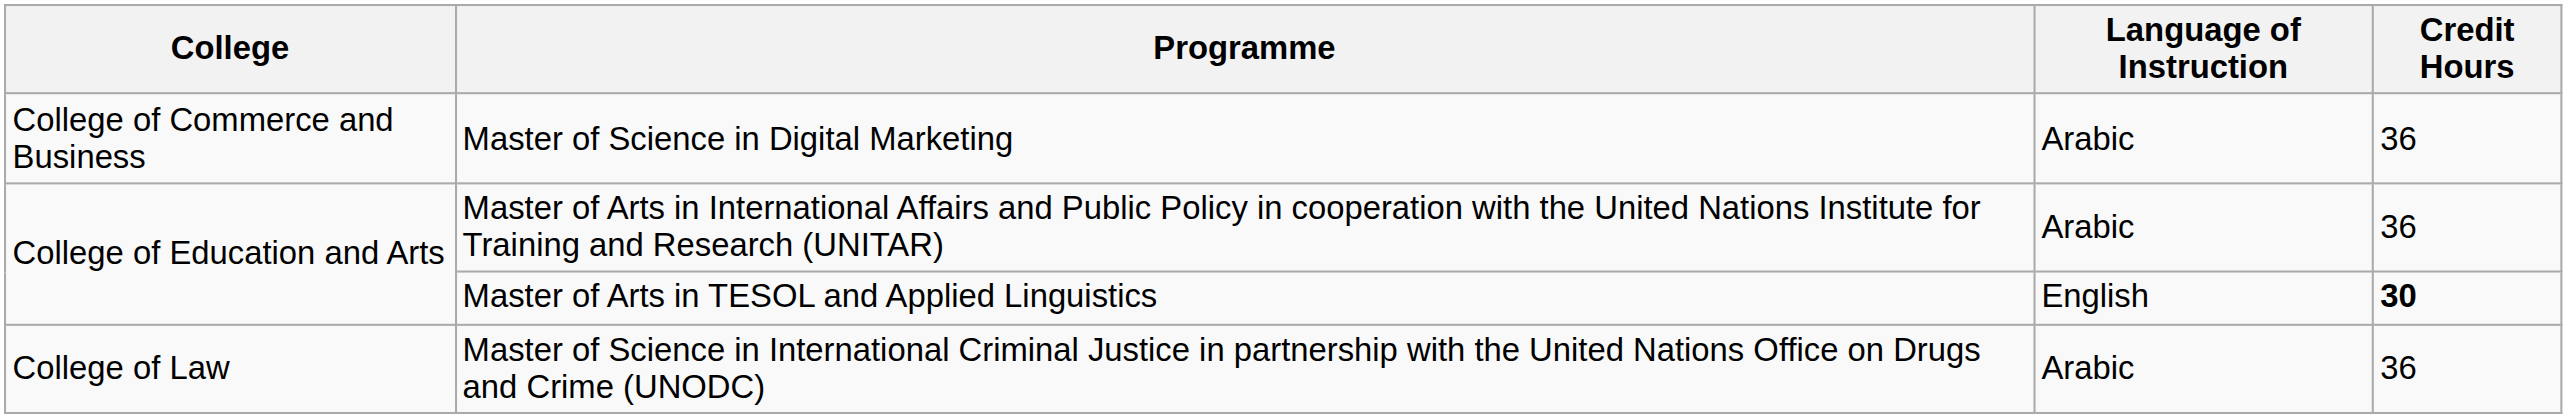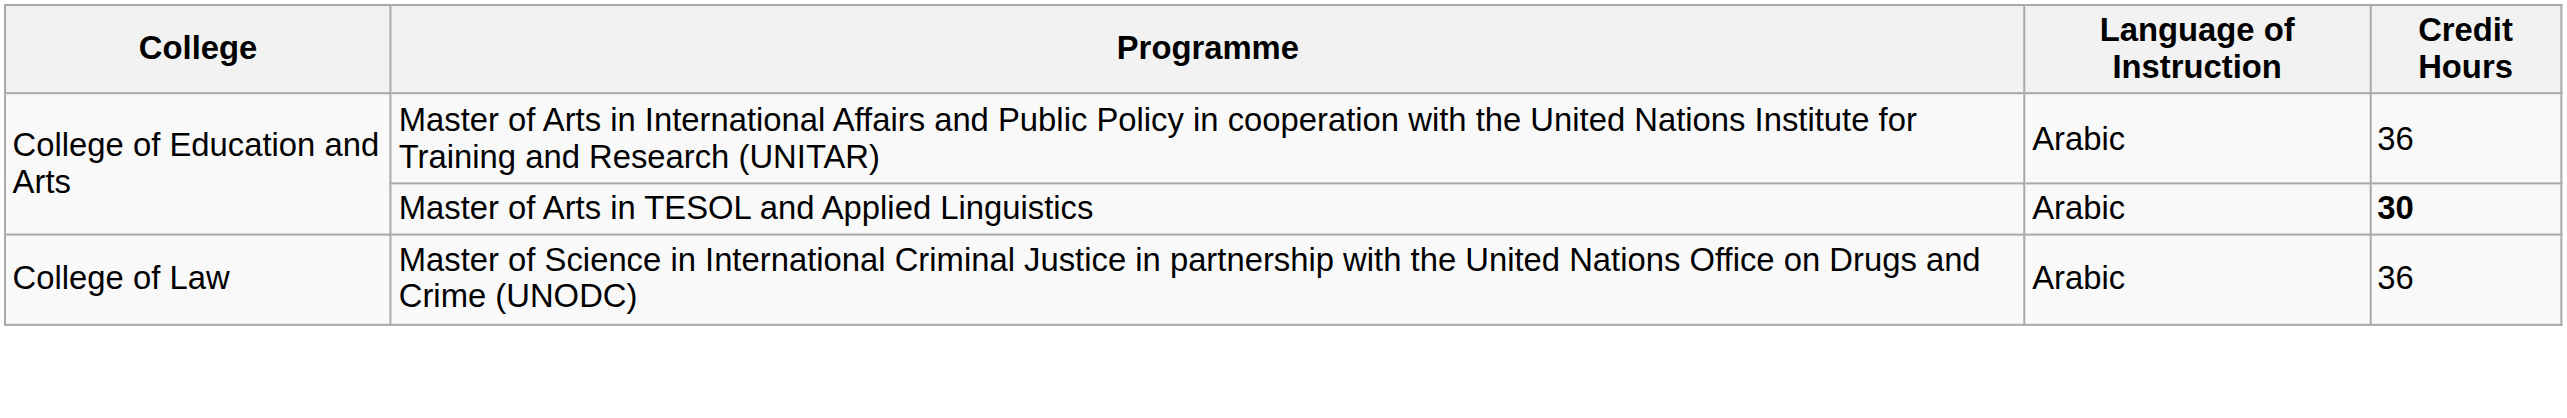- row: (738, 137)
(2095, 297) English -> (2079, 208) Arabic
